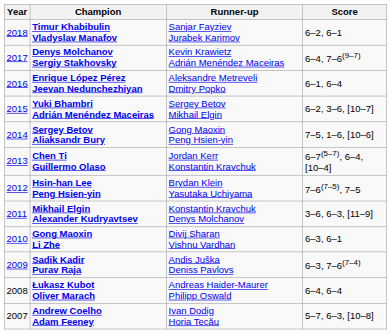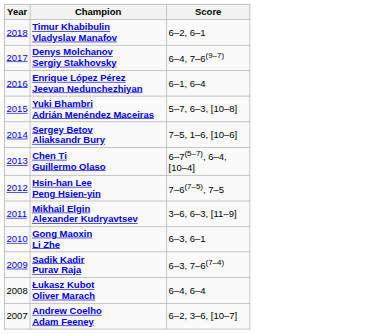- column: (235, 12)
(339, 109) 6–2, 3–6, [10–7] -> (203, 109) 5–7, 6–3, [10–8]
(339, 316) 5–7, 6–3, [10–8] -> (203, 316) 6–2, 3–6, [10–7]
